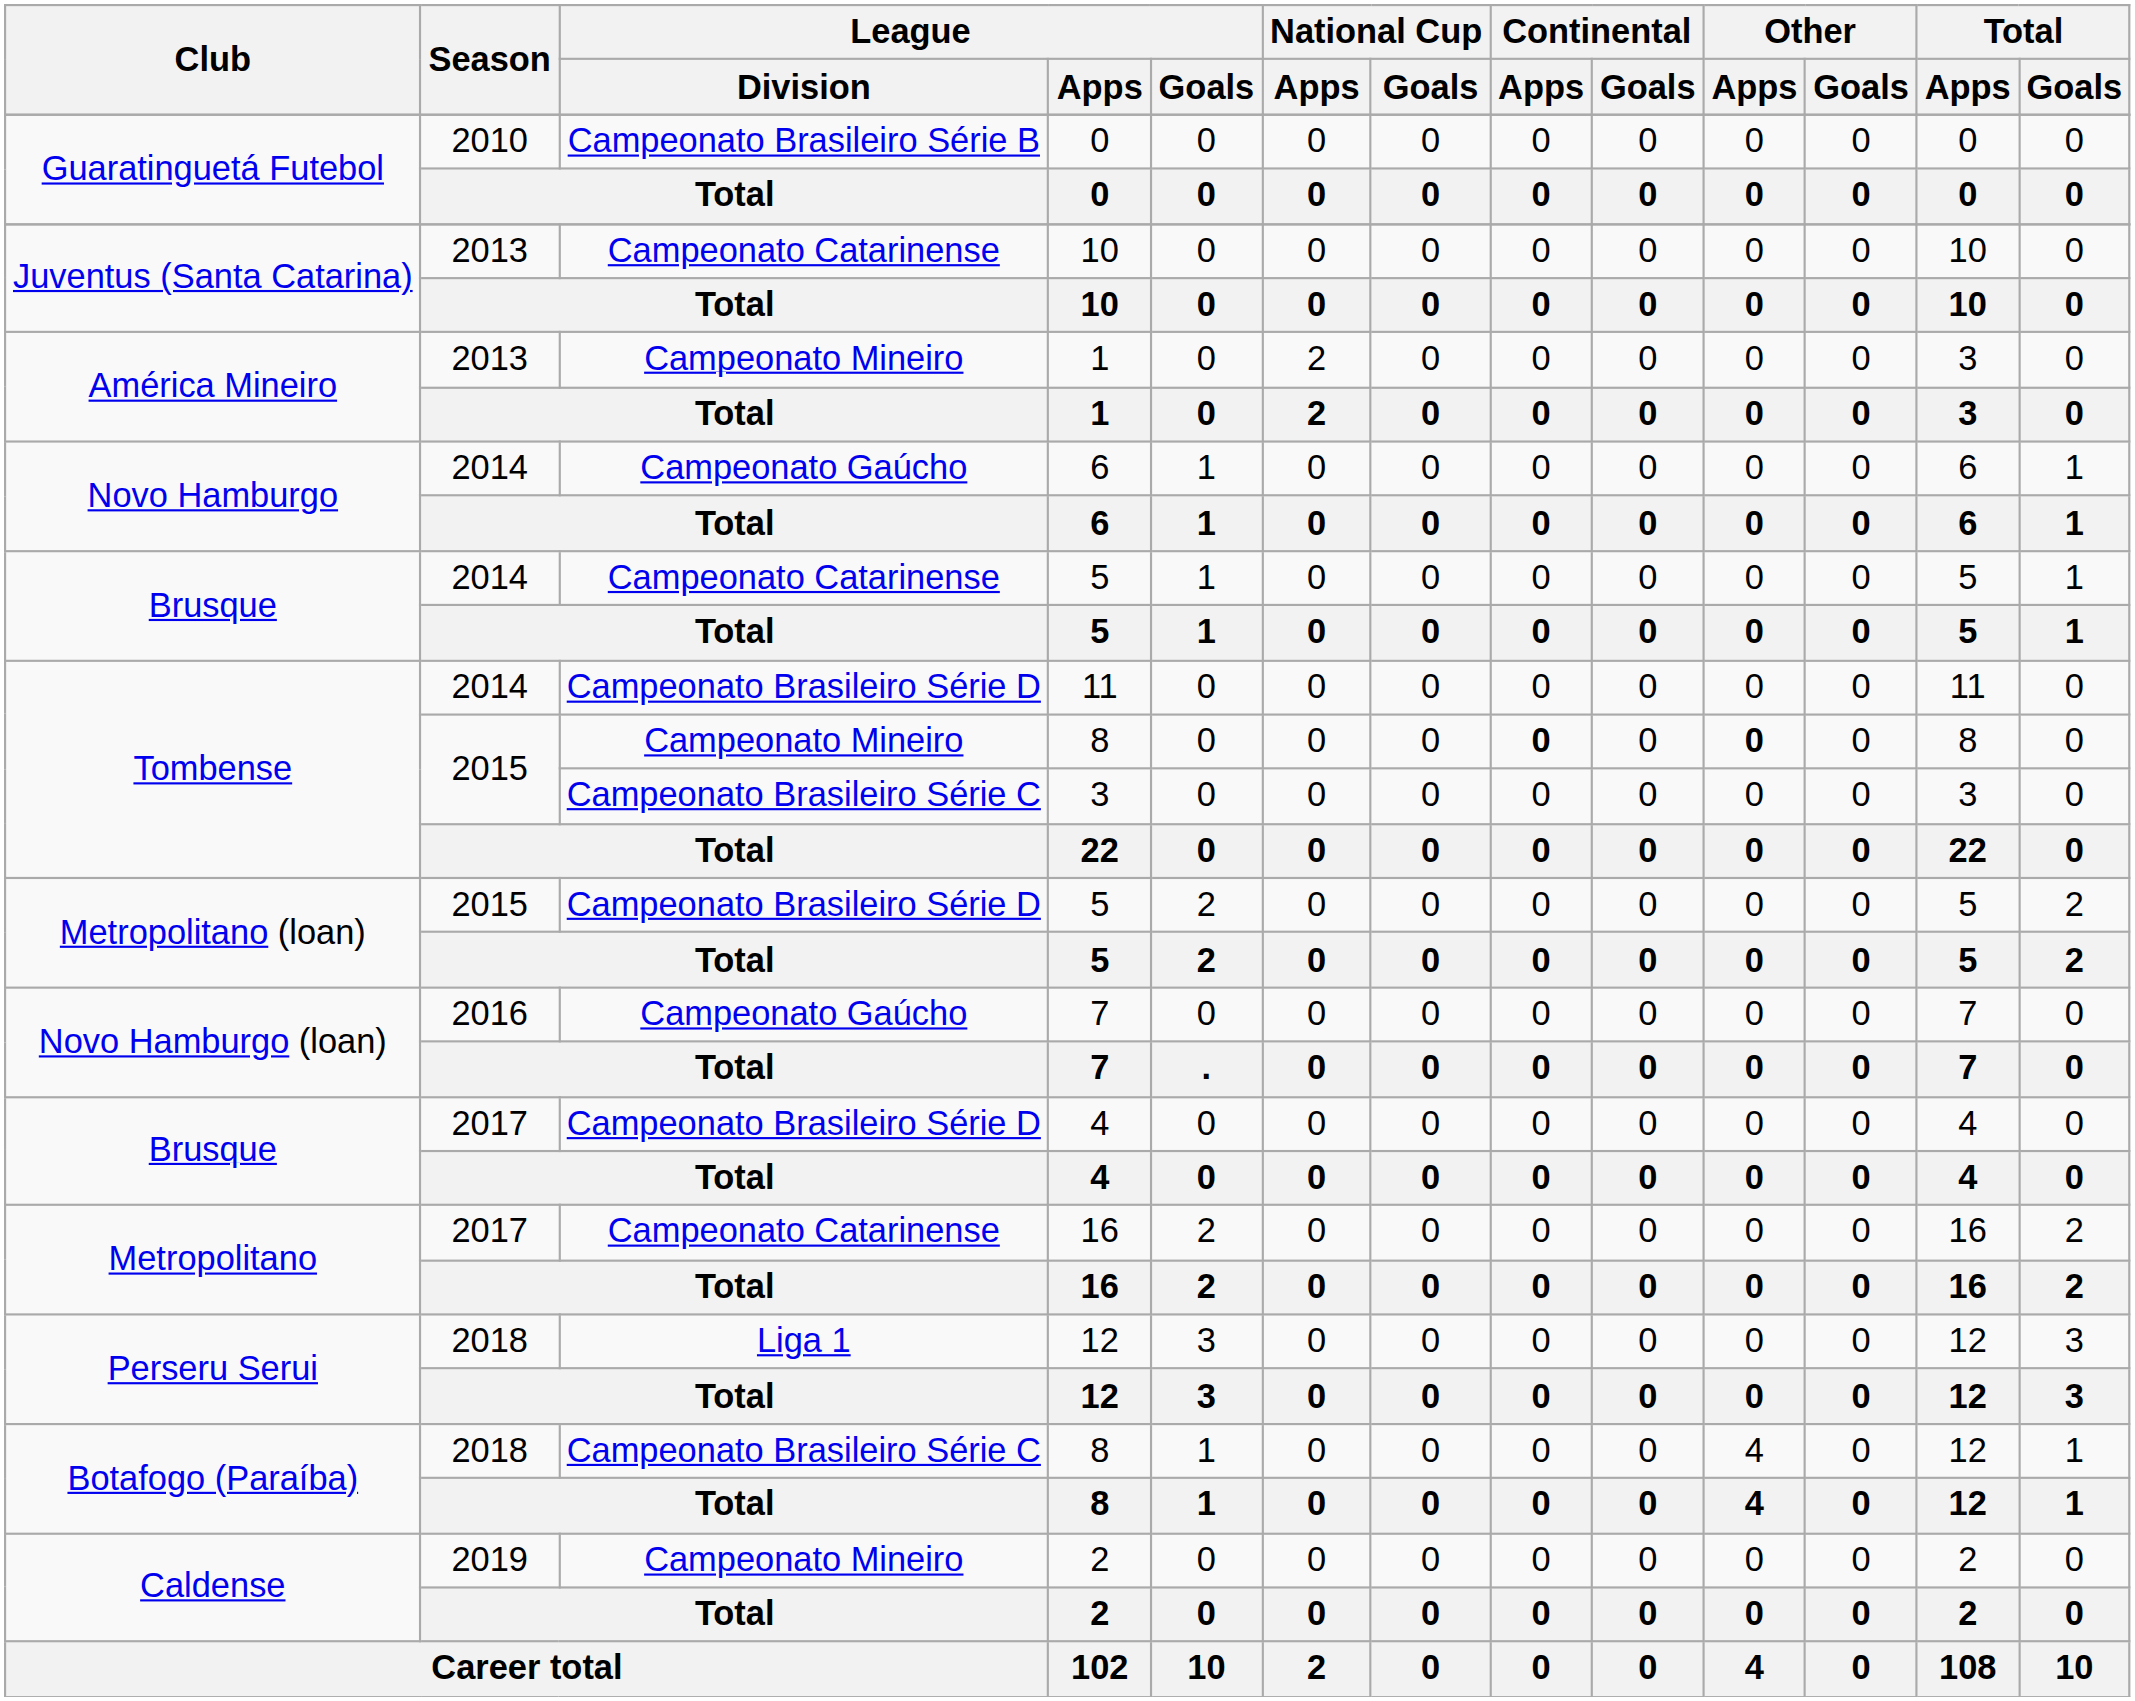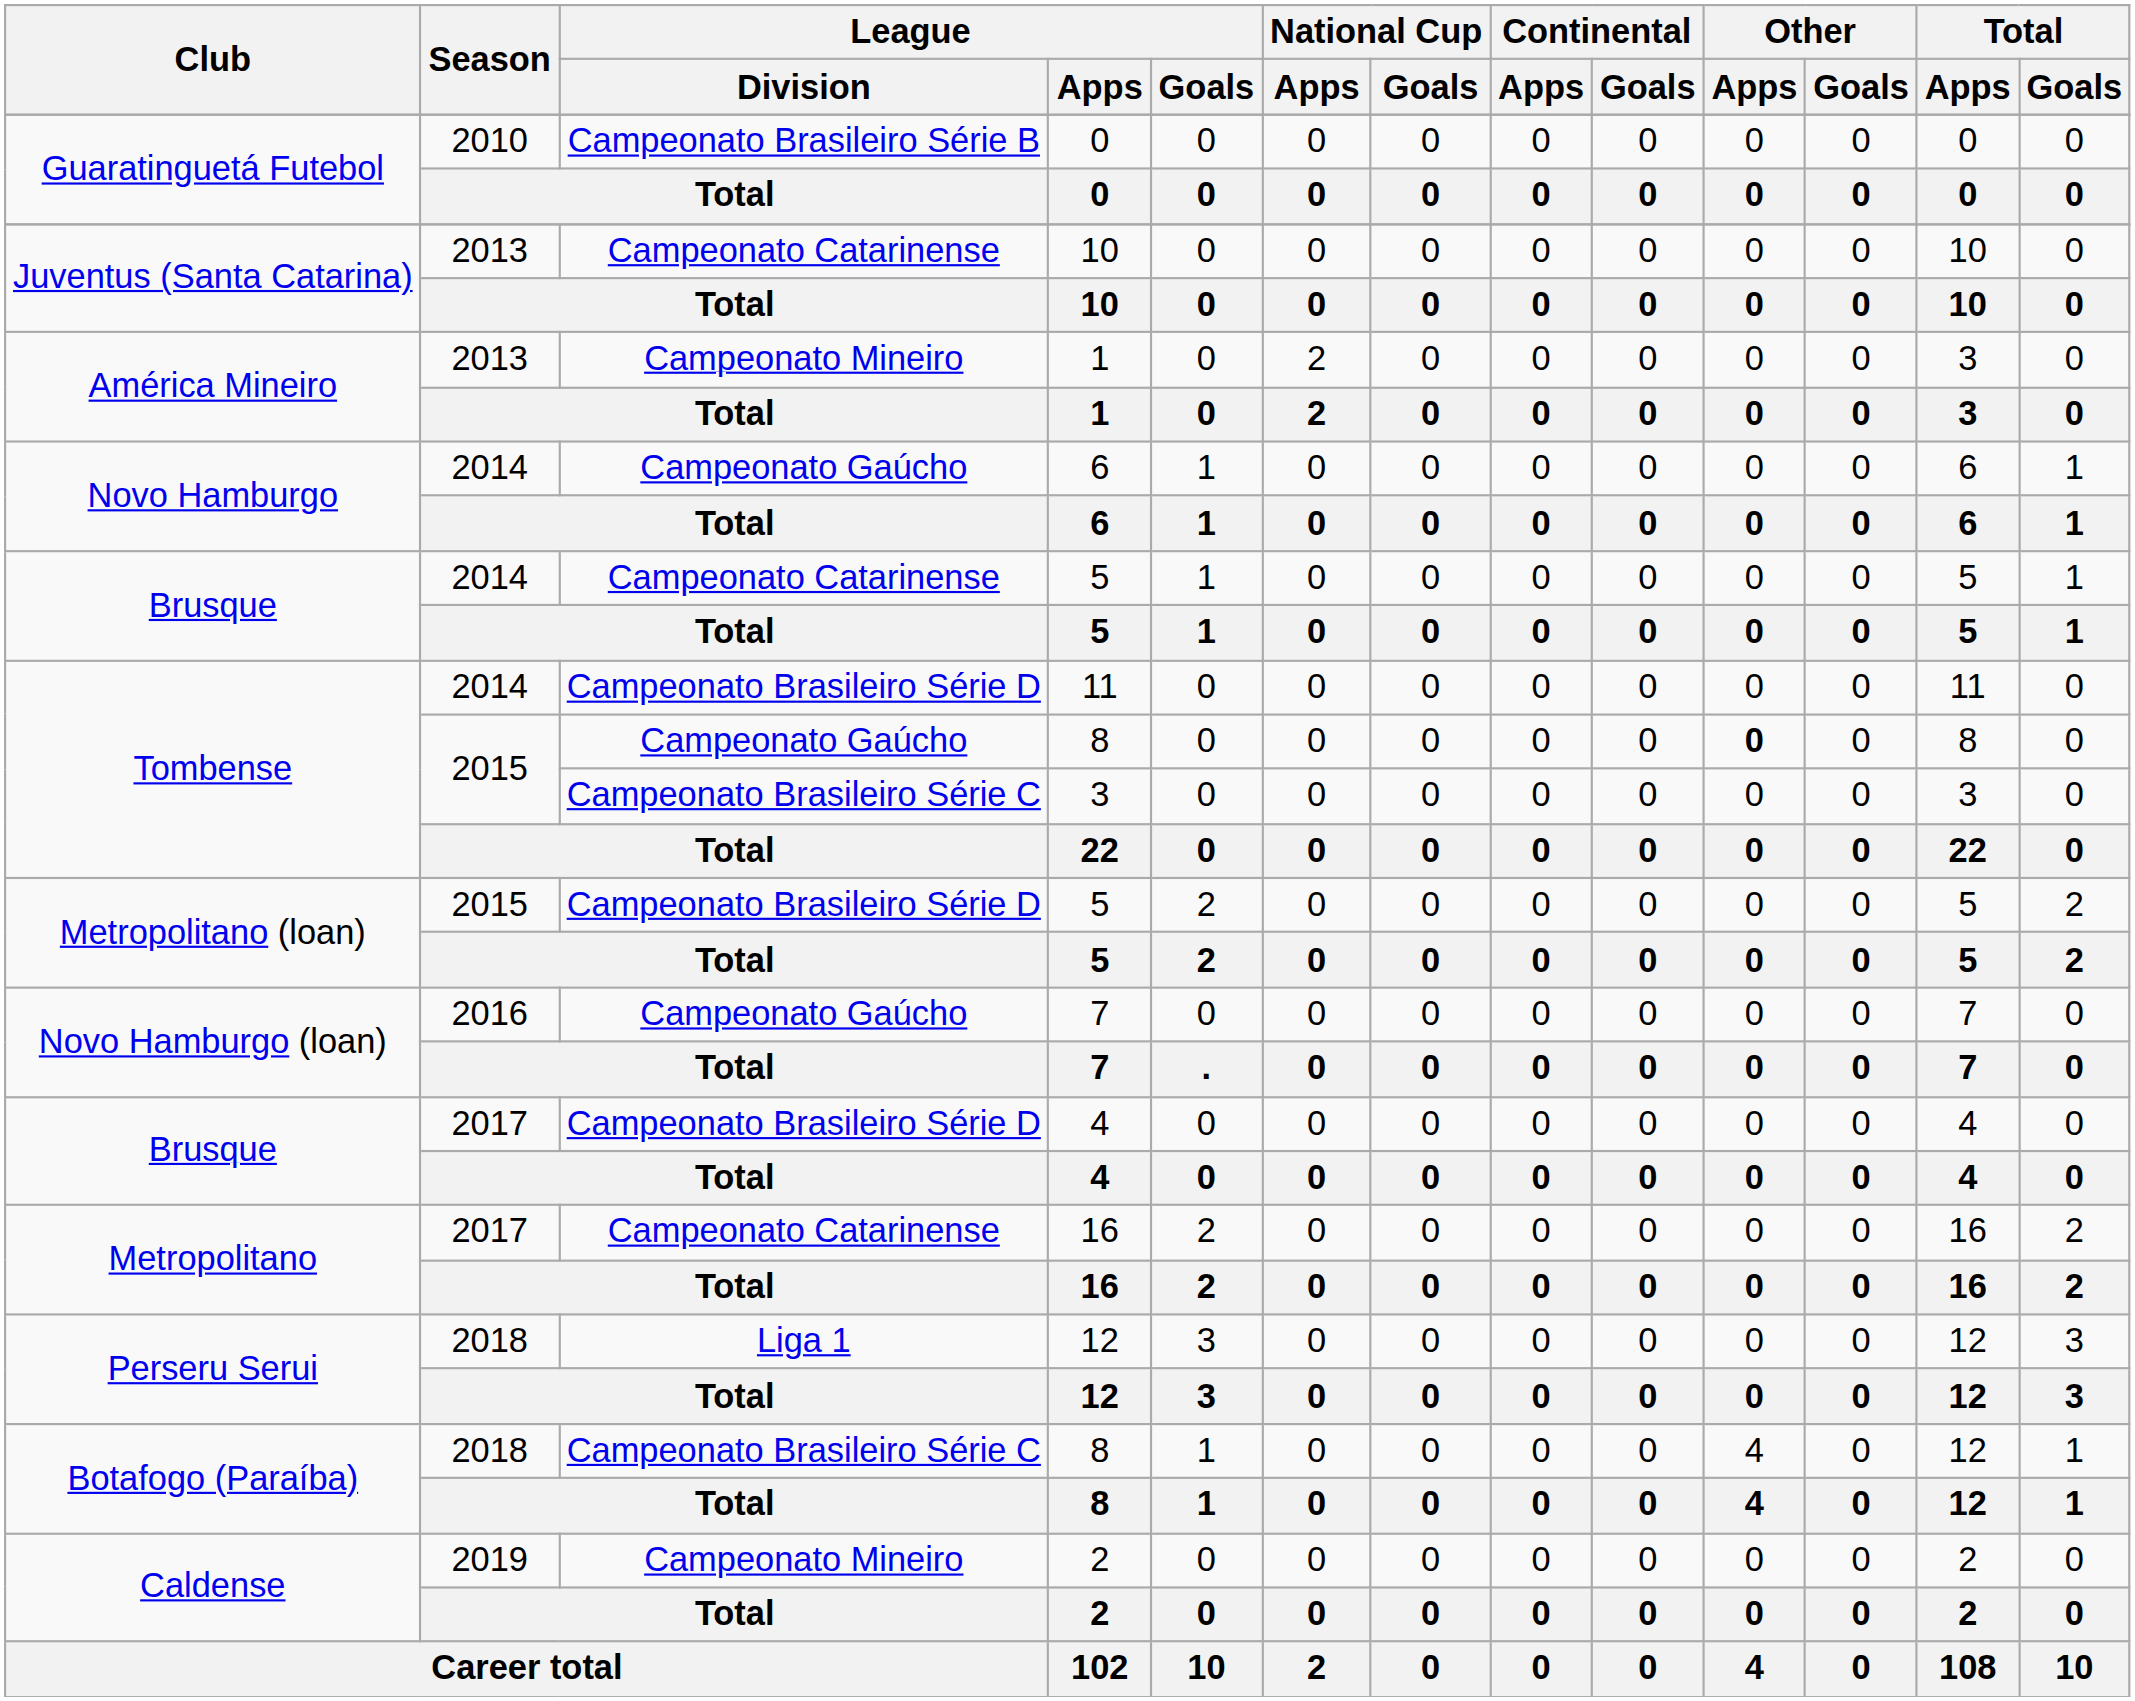(804, 741) Campeonato Mineiro -> (804, 741) Campeonato Gaúcho
(1541, 741) bold -> (1541, 741) normal
